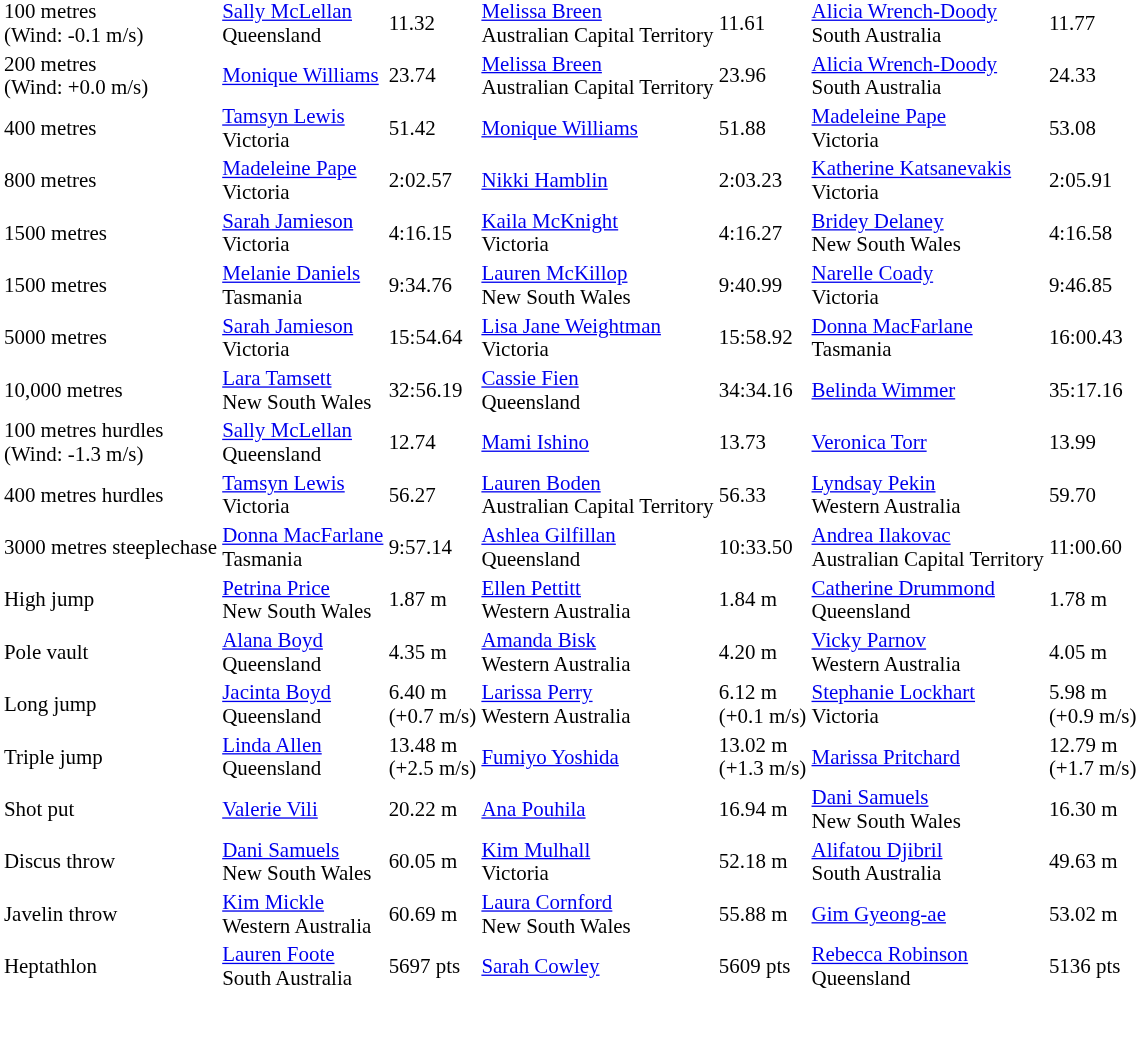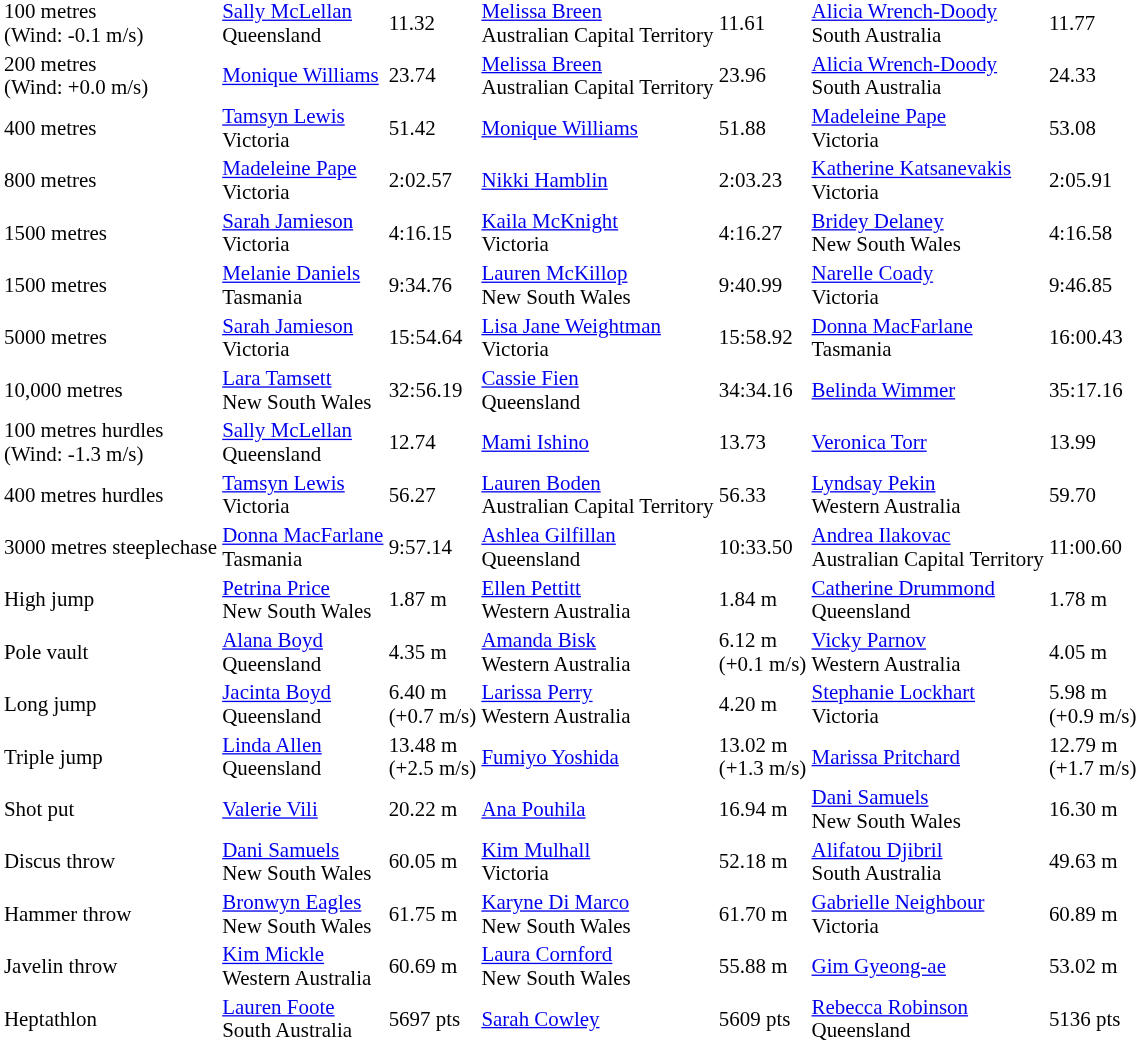(748, 652) 4.20 m -> (763, 652) 6.12 m (+0.1 m/s)
(763, 704) 6.12 m (+0.1 m/s) -> (748, 704) 4.20 m
+ row: (68, 914)
